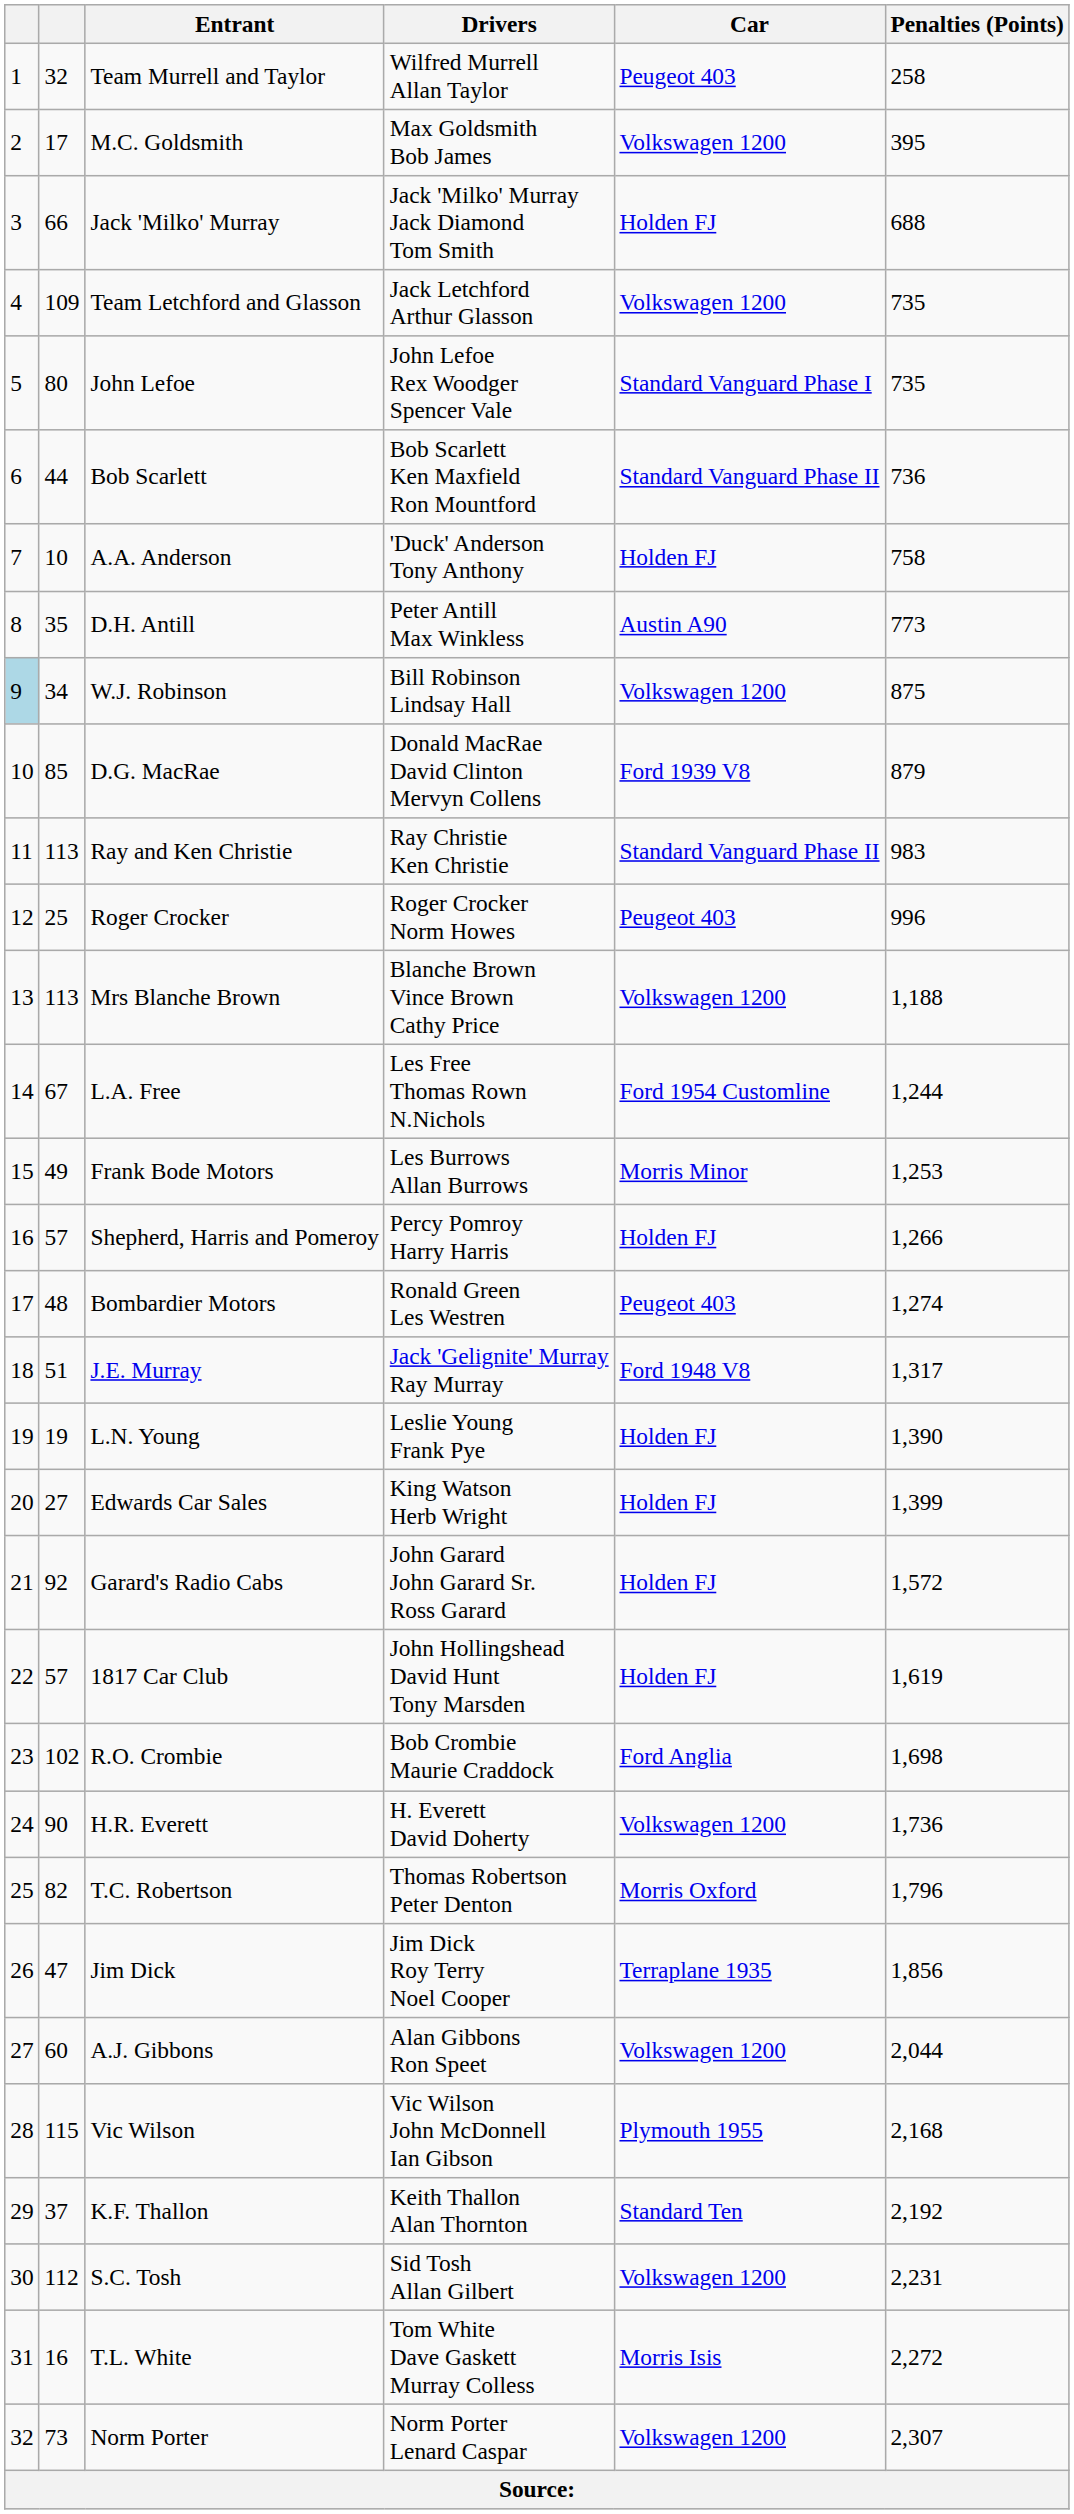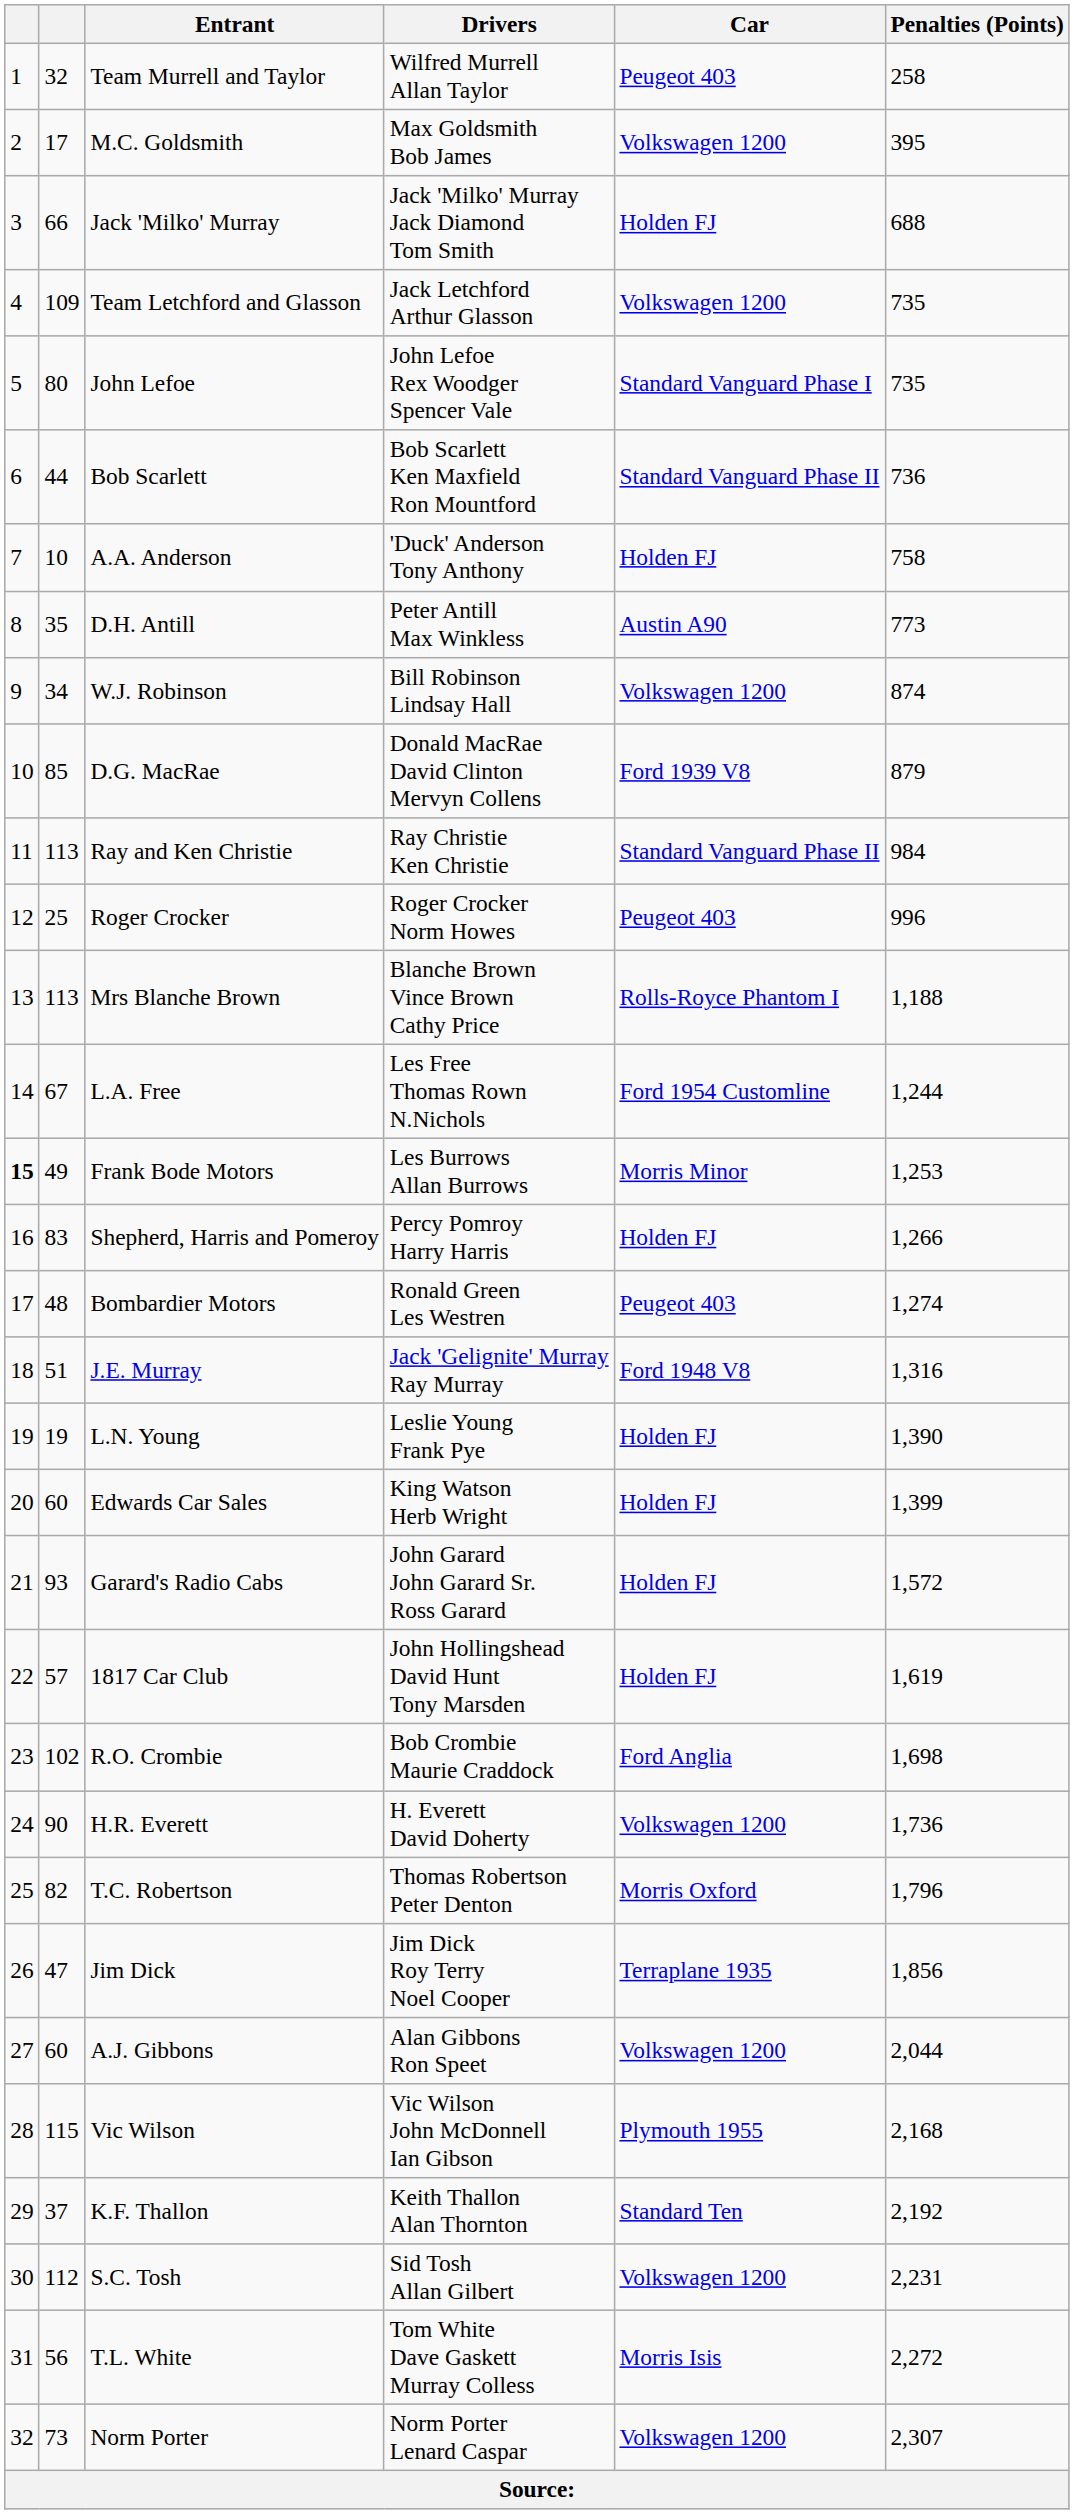(16, 690) lightblue background -> (16, 690) no background
(908, 690) 875 -> (908, 690) 874
(908, 850) 983 -> (908, 850) 984
(703, 996) Volkswagen 1200 -> (729, 996) Rolls-Royce Phantom I
(22, 1171) normal -> (22, 1171) bold
(56, 1237) 57 -> (56, 1237) 83
(917, 1370) 1,317 -> (917, 1370) 1,316
(56, 1502) 27 -> (56, 1502) 60
(56, 1582) 92 -> (56, 1582) 93
(56, 2356) 16 -> (56, 2356) 56
